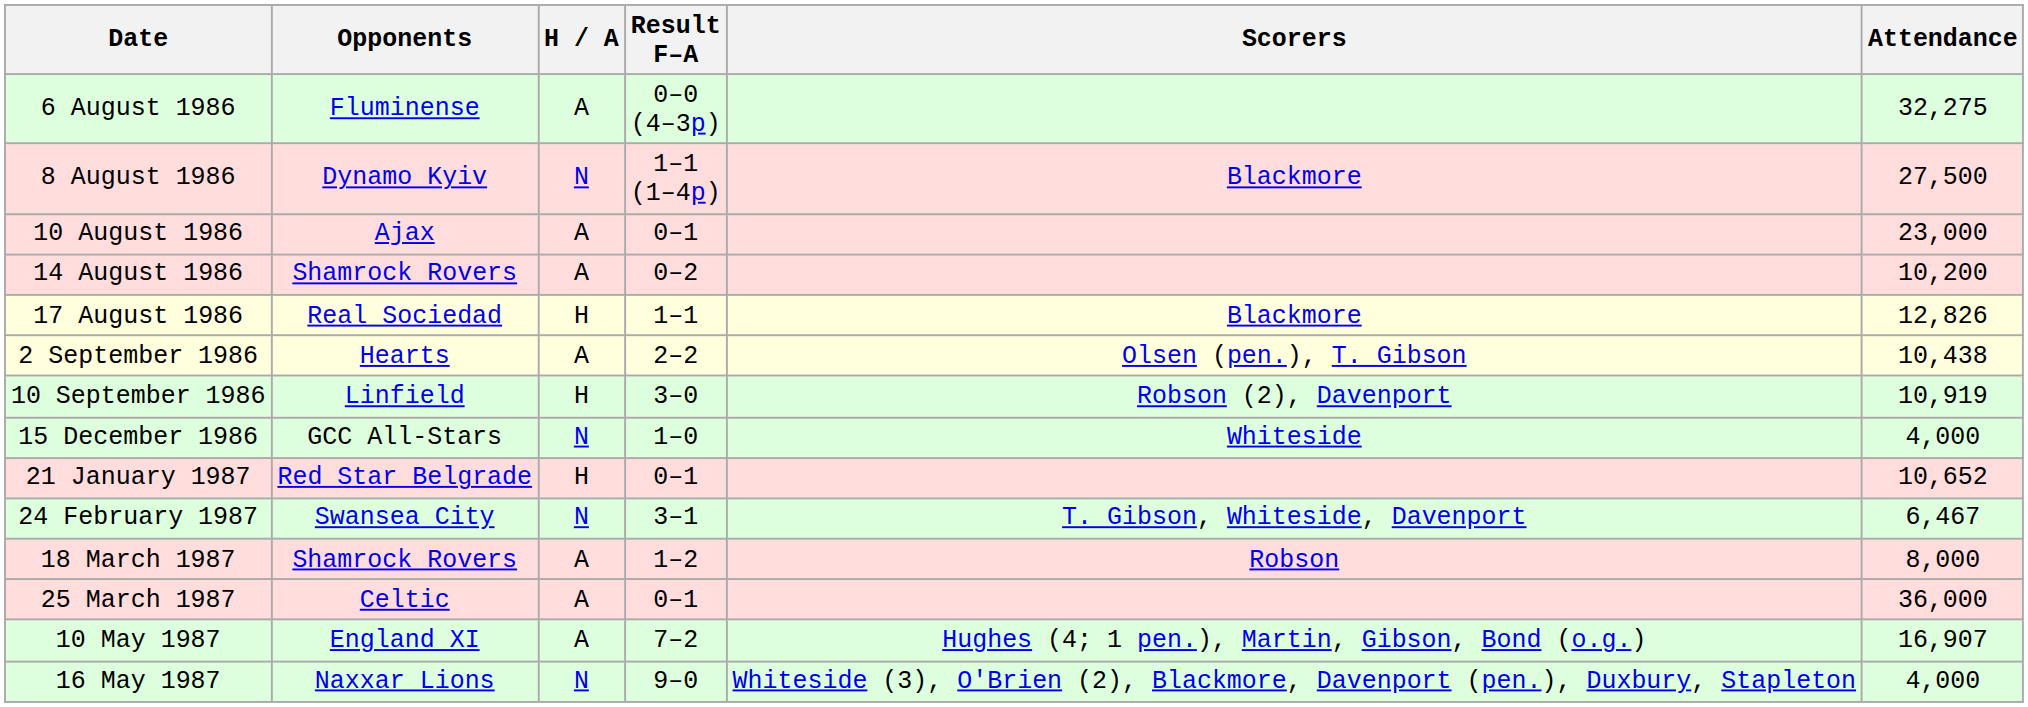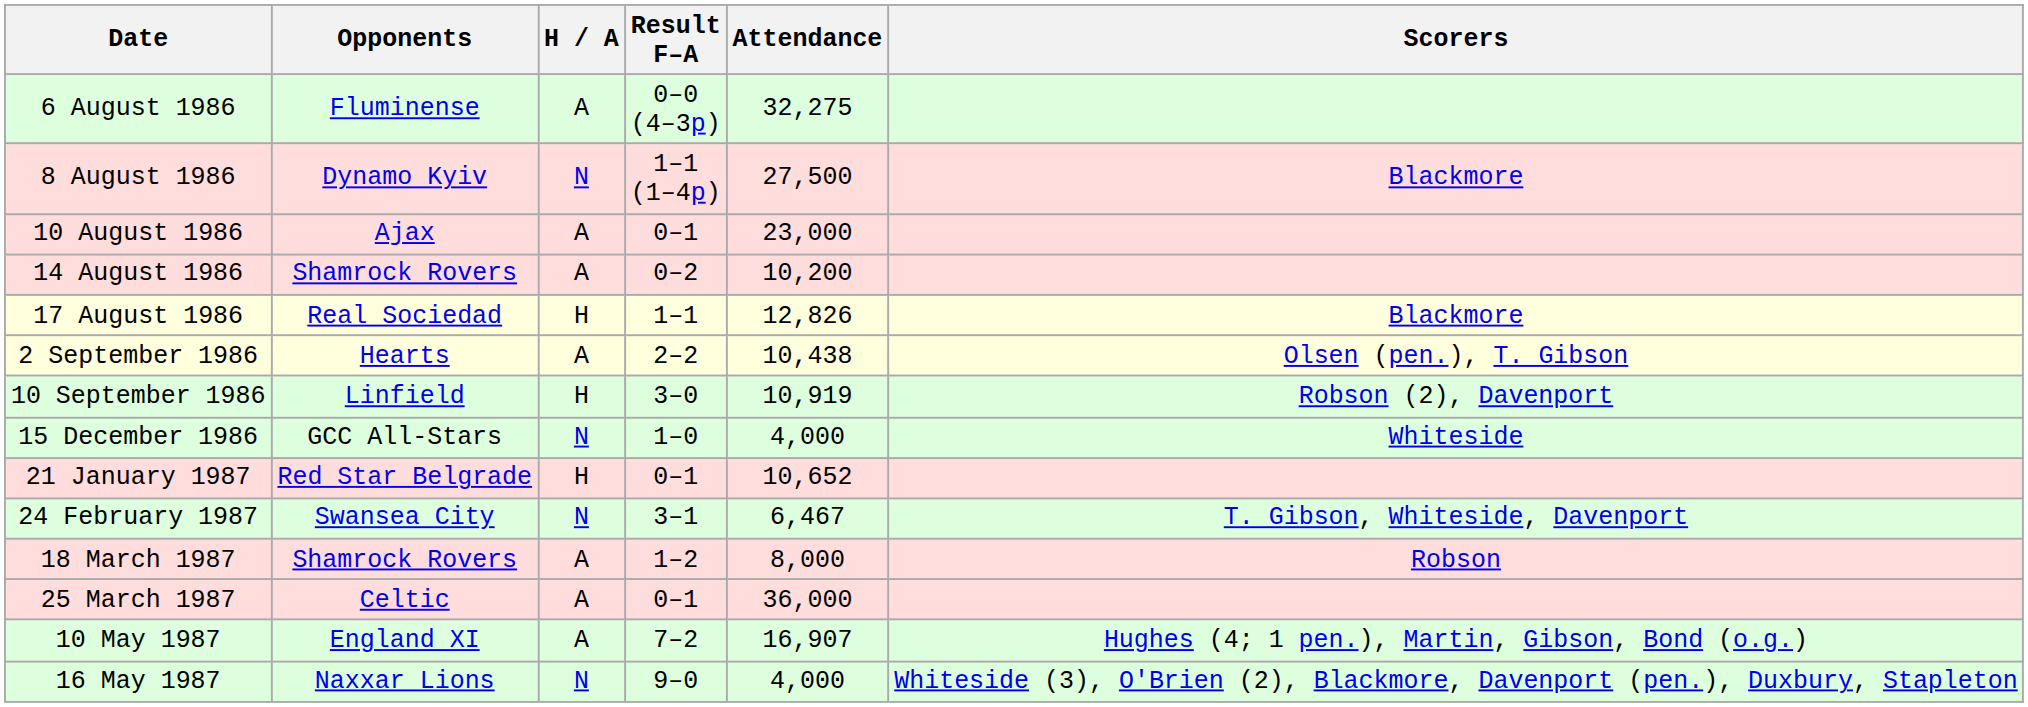columns swapped: (1294, 40) <-> (1943, 40)
